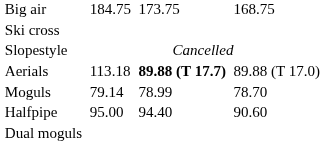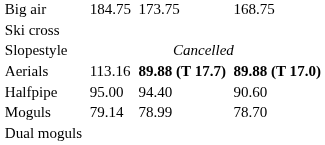(110, 71) 113.18 -> (110, 71) 113.16
(277, 71) normal -> (277, 71) bold
rows swapped: (28, 92) <-> (31, 112)
